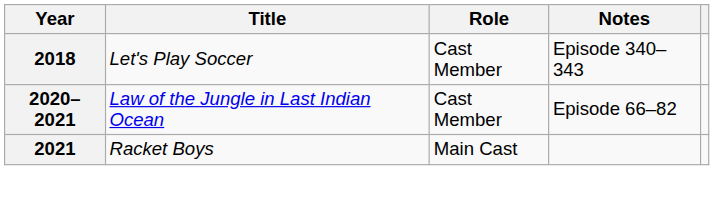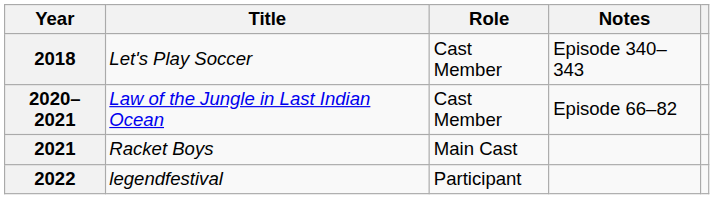+ row: (55, 178)
